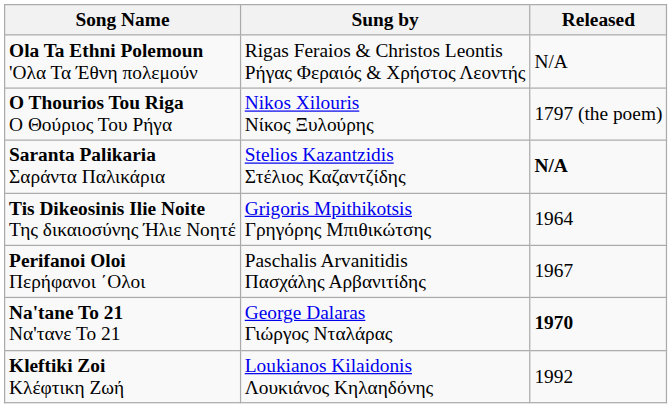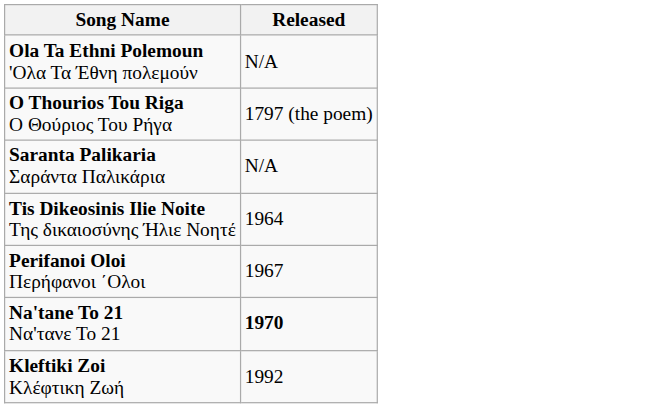- column: (385, 19)
(551, 166) bold -> (261, 166) normal
